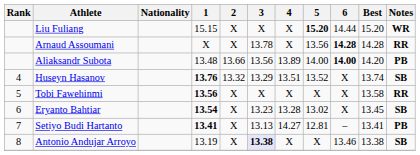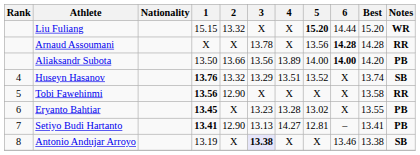(234, 28) X -> (234, 28) 13.32
(206, 61) 13.48 -> (206, 61) 13.50
(234, 93) X -> (234, 93) 12.90
(206, 110) 13.54 -> (206, 110) 13.45
(372, 110) 13.45 -> (372, 110) 13.55
(401, 110) SB -> (401, 110) PB
(234, 126) X -> (234, 126) 12.90
